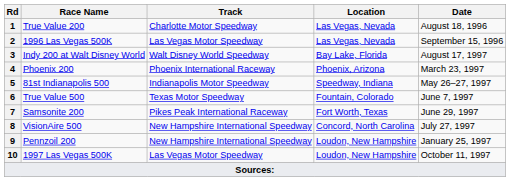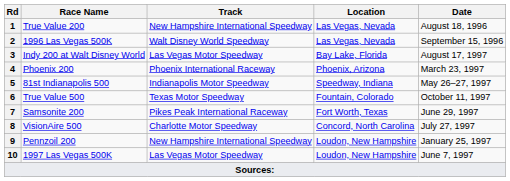(203, 25) Charlotte Motor Speedway -> (231, 25) New Hampshire International Speedway
(206, 40) Las Vegas Motor Speedway -> (209, 40) Walt Disney World Speedway
(209, 54) Walt Disney World Speedway -> (206, 54) Las Vegas Motor Speedway
(447, 97) June 7, 1997 -> (456, 97) October 11, 1997
(231, 126) New Hampshire International Speedway -> (203, 126) Charlotte Motor Speedway
(456, 155) October 11, 1997 -> (447, 155) June 7, 1997
